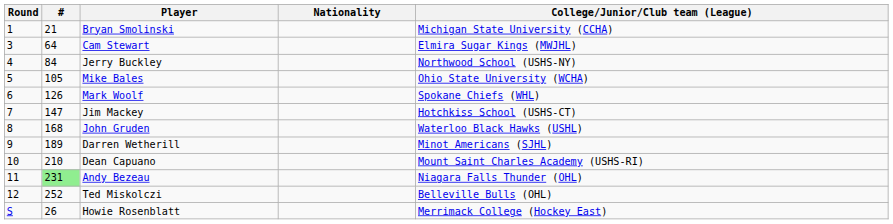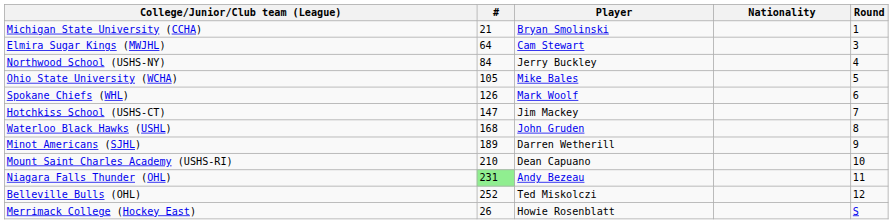columns swapped: (23, 13) <-> (652, 13)
